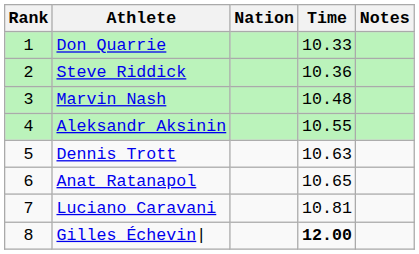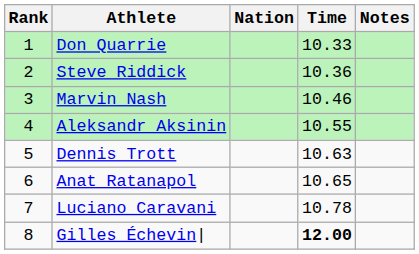(327, 100) 10.48 -> (327, 100) 10.46
(327, 208) 10.81 -> (327, 208) 10.78
